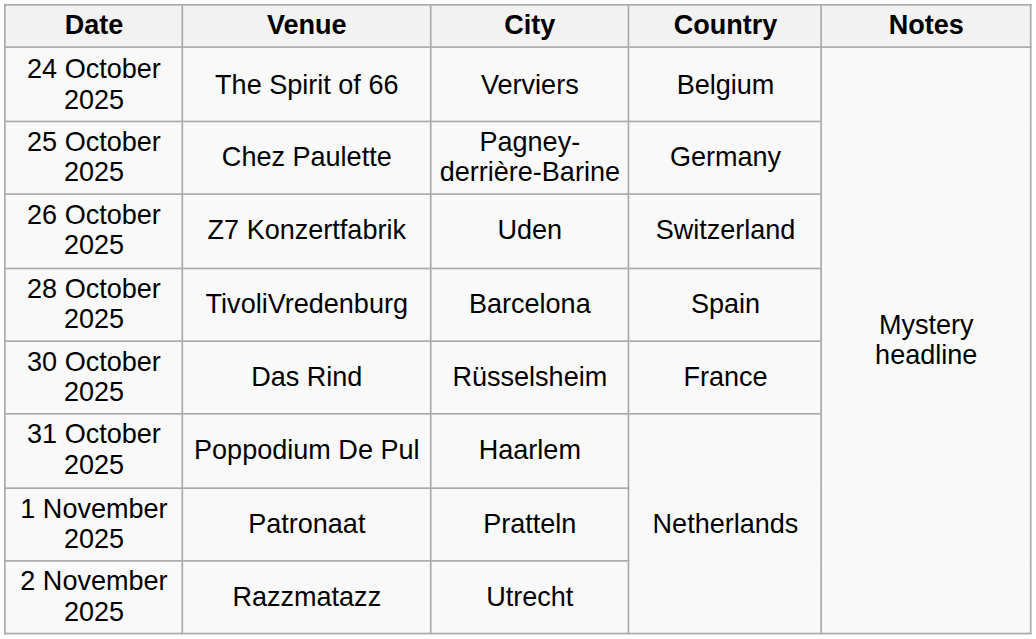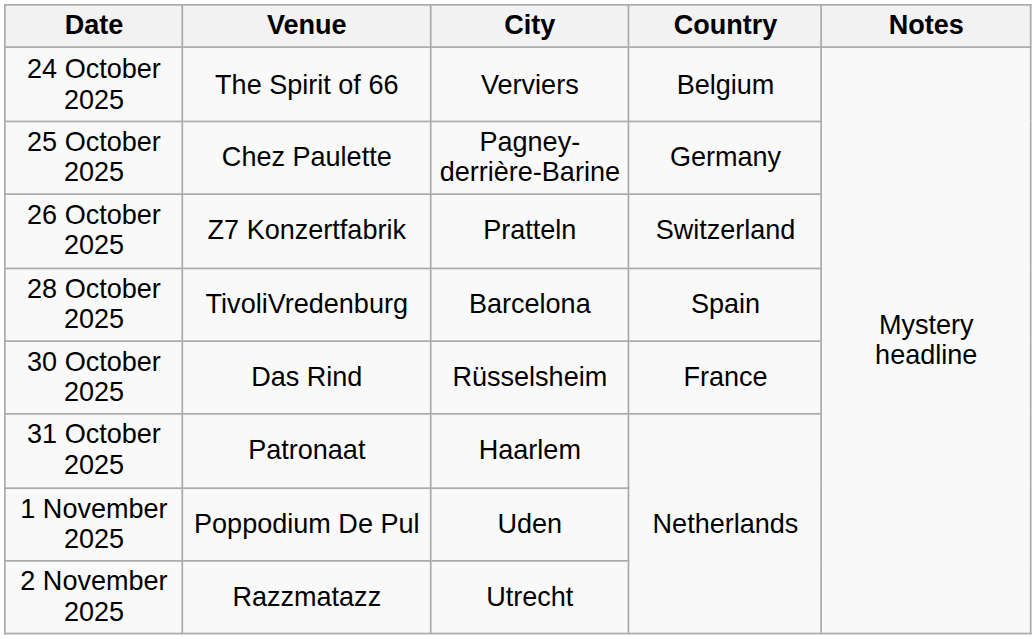(530, 230) Uden -> (530, 230) Pratteln
(307, 450) Poppodium De Pul -> (307, 450) Patronaat
(307, 523) Patronaat -> (307, 523) Poppodium De Pul
(530, 523) Pratteln -> (530, 523) Uden
